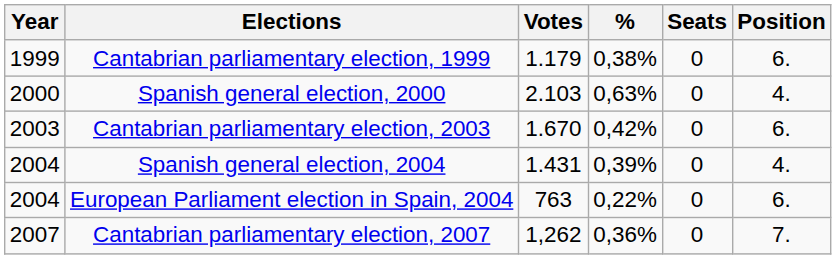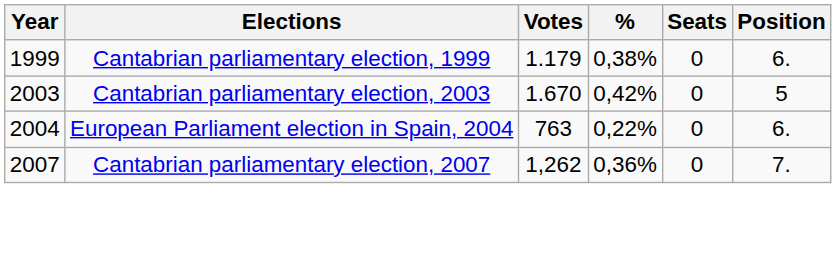- row: (292, 93)
(781, 128) 6. -> (781, 93) 5
- row: (292, 164)
